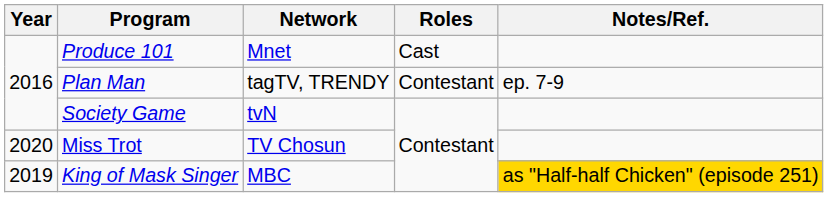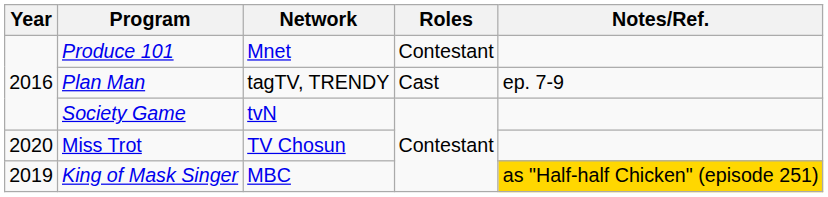(419, 51) Cast -> (446, 51) Contestant
(446, 82) Contestant -> (419, 82) Cast
